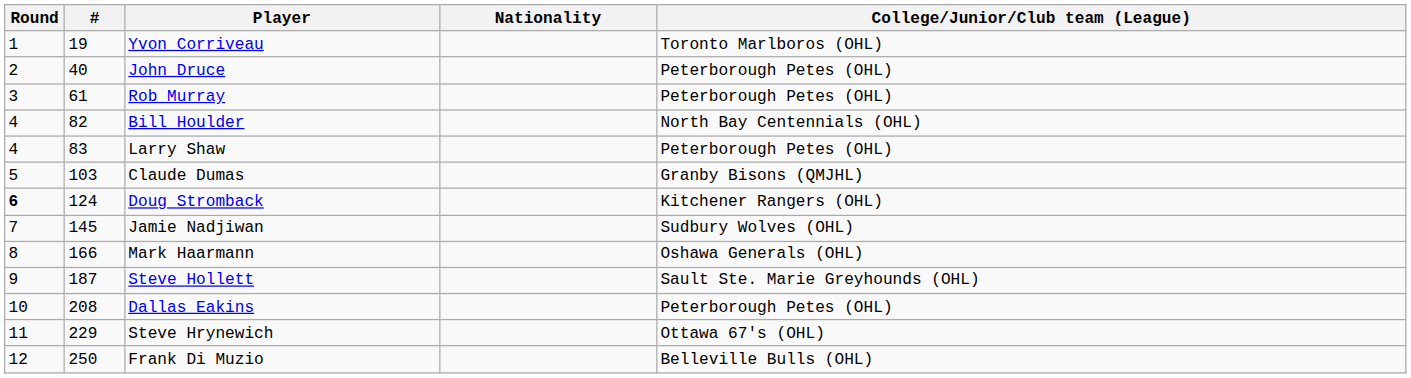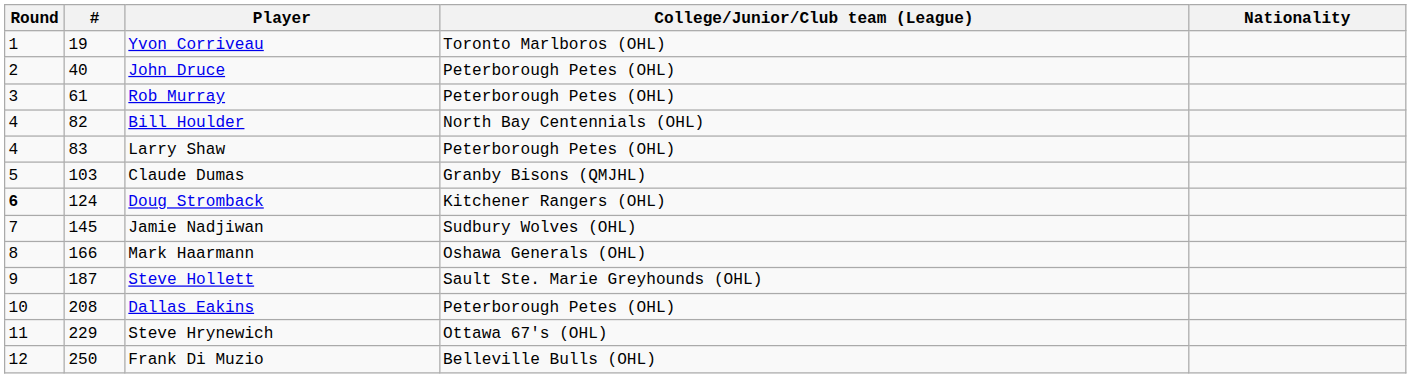columns swapped: (548, 18) <-> (1031, 18)
